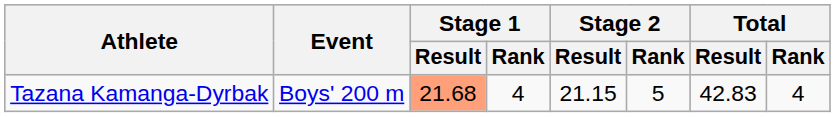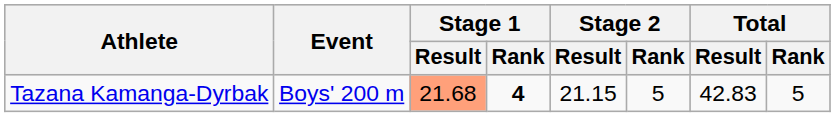(518, 94) normal -> (518, 94) bold
(798, 94) 4 -> (798, 94) 5
